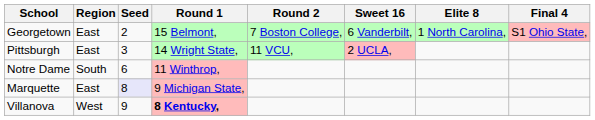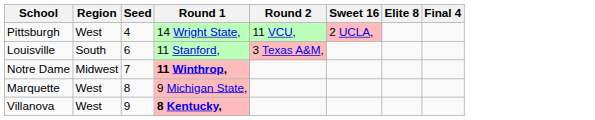- row: (39, 32)
(88, 50) East -> (89, 32) West
(124, 50) 3 -> (127, 32) 4
+ row: (31, 50)
(91, 69) South -> (97, 69) Midwest
(124, 69) 6 -> (127, 69) 7
(187, 69) normal -> (192, 69) bold
(88, 87) East -> (89, 87) West
(124, 87) lavender background -> (127, 87) no background
